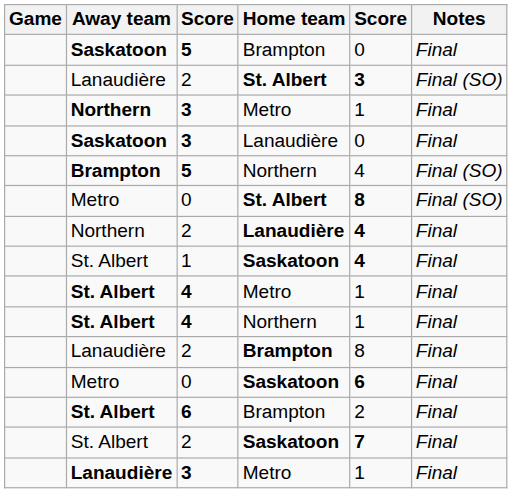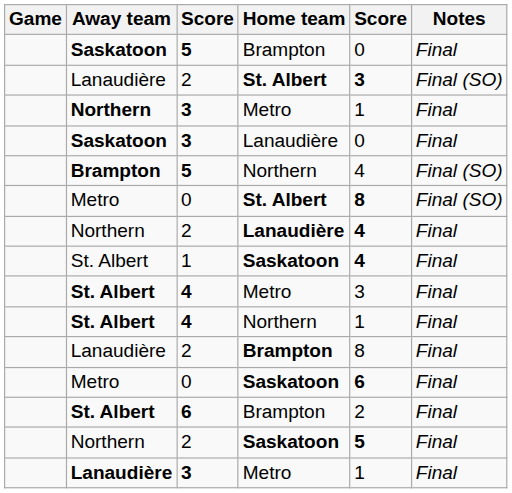(359, 291) 1 -> (359, 291) 3
(109, 442) St. Albert -> (108, 442) Northern
(359, 442) 7 -> (359, 442) 5
